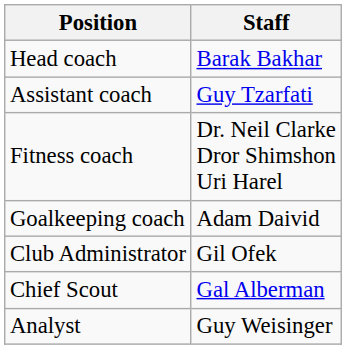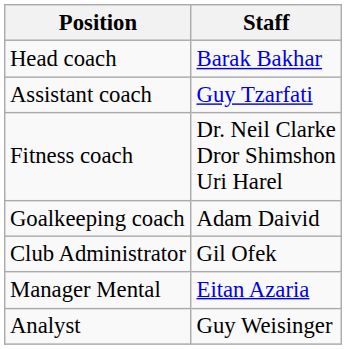- row: (64, 289)
+ row: (85, 289)
